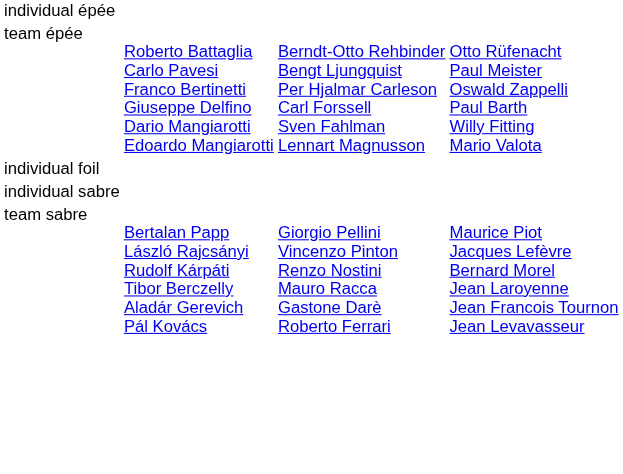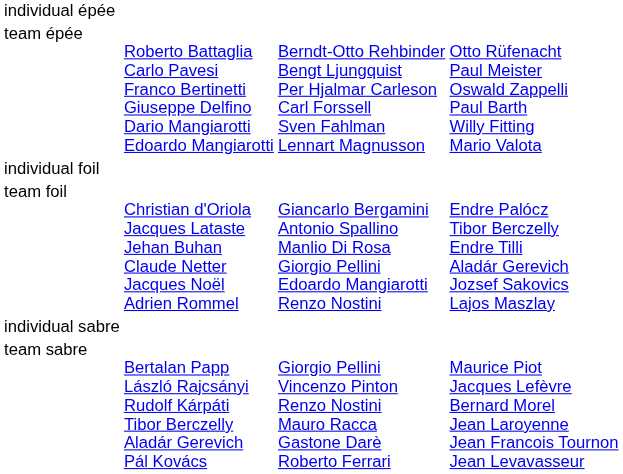+ row: (36, 191)
